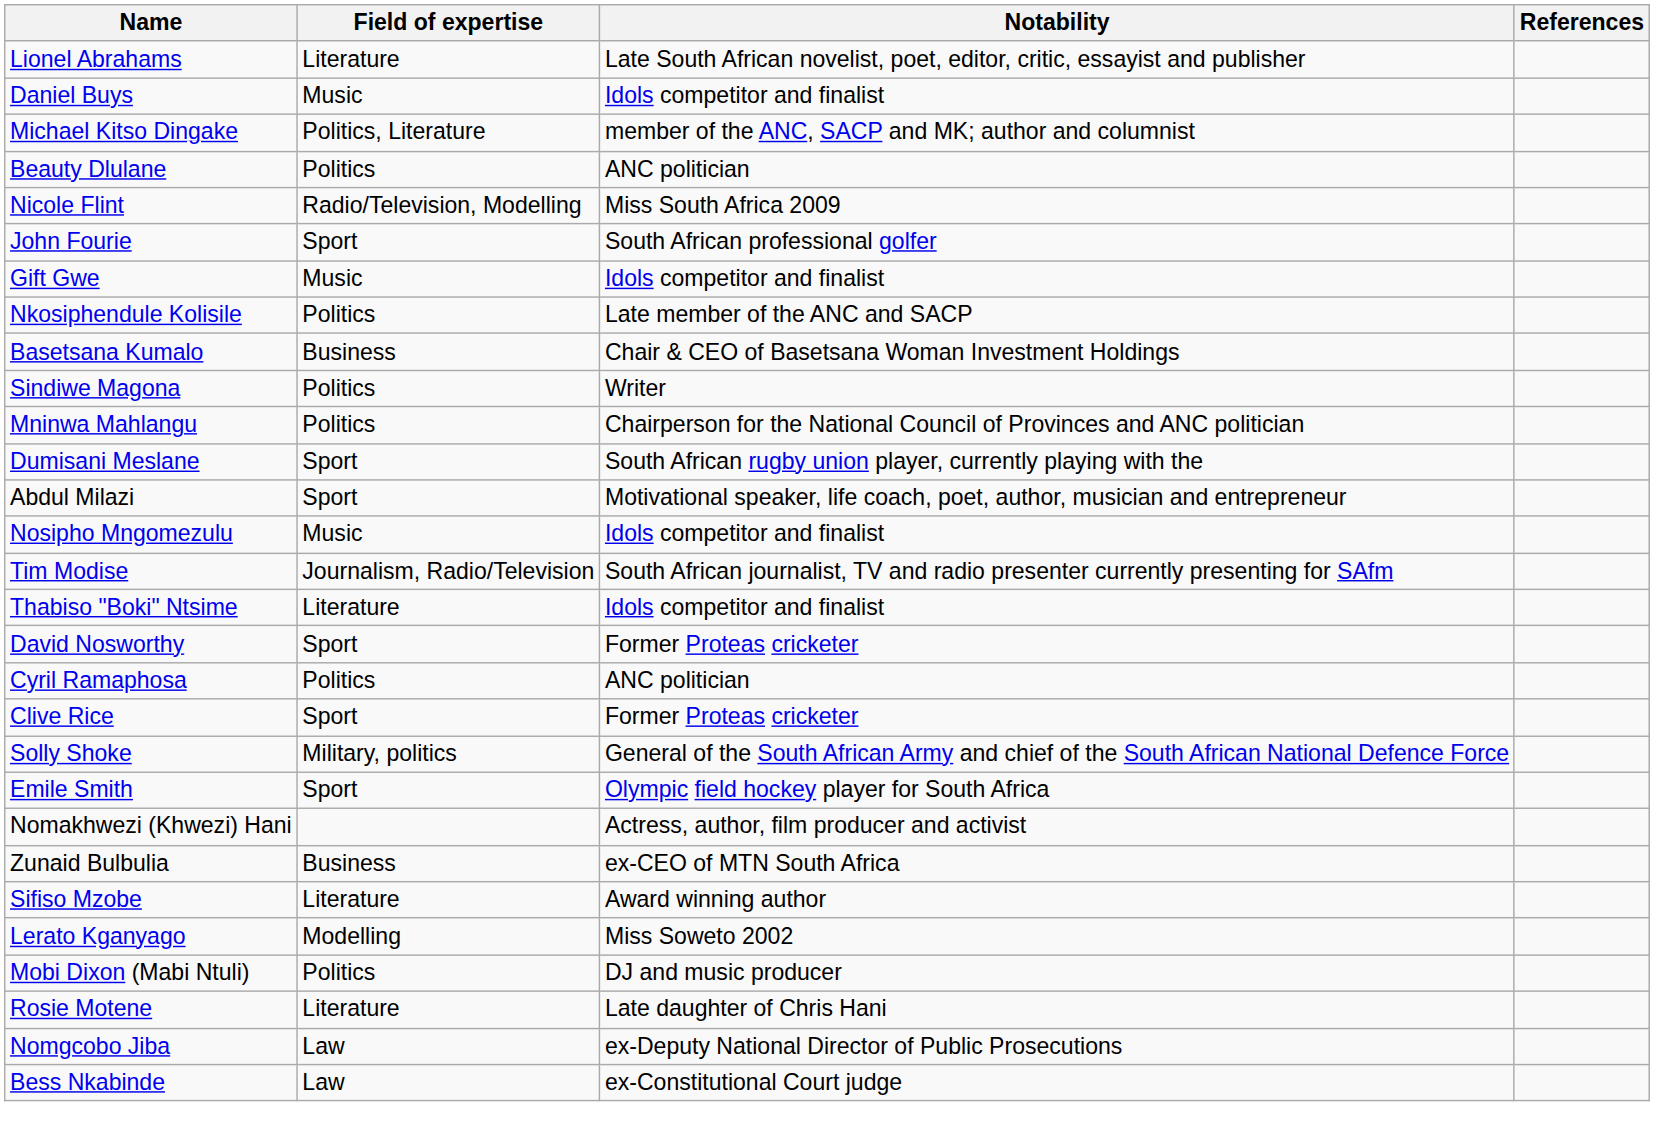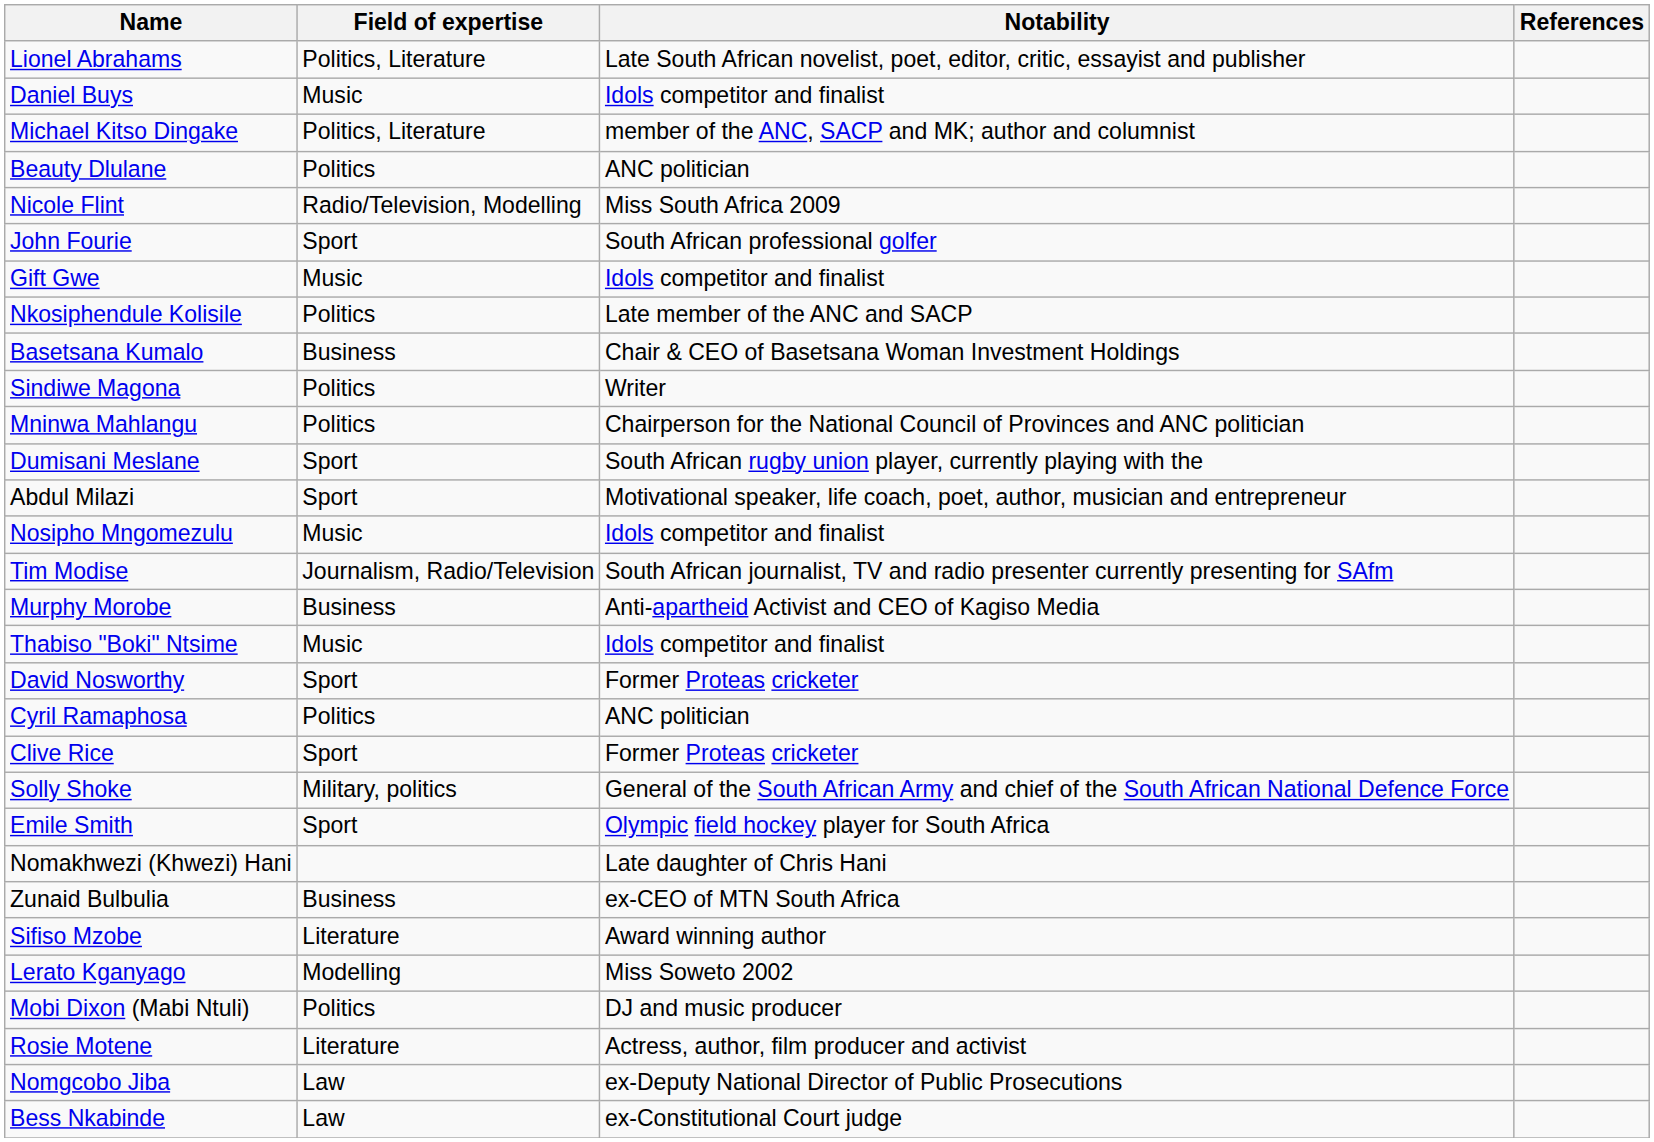(351, 59) Literature -> (394, 59) Politics, Literature
+ row: (91, 607)
(351, 607) Literature -> (332, 643) Music
(816, 826) Actress, author, film producer and activist -> (746, 863) Late daughter of Chris Hani
(746, 1009) Late daughter of Chris Hani -> (816, 1045) Actress, author, film producer and activist
